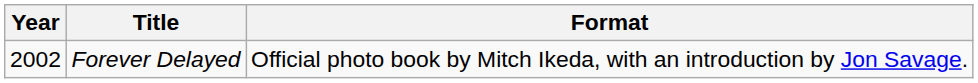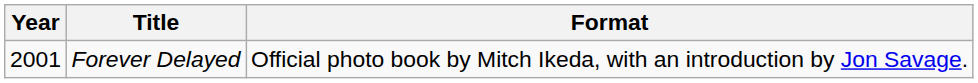(35, 58) 2002 -> (35, 58) 2001
